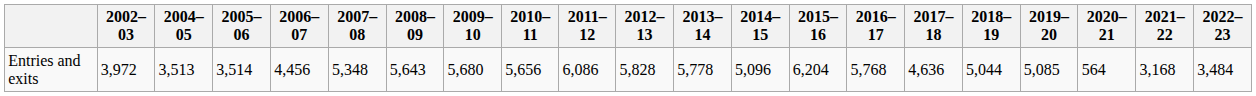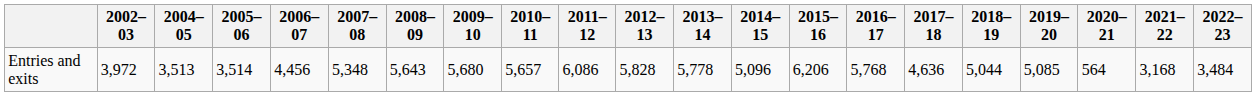(523, 69) 5,656 -> (523, 69) 5,657
(811, 69) 6,204 -> (811, 69) 6,206
